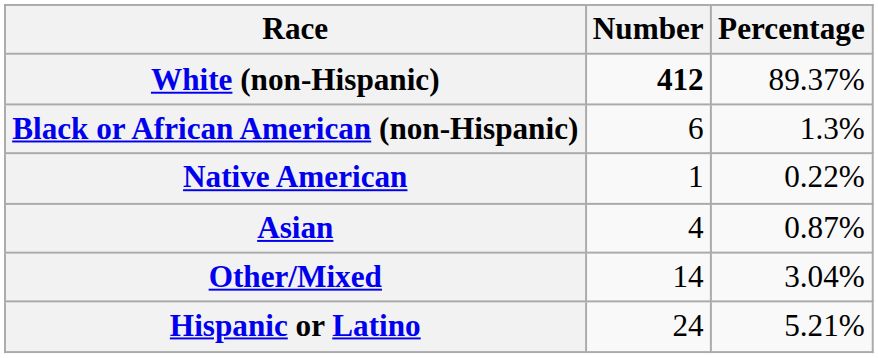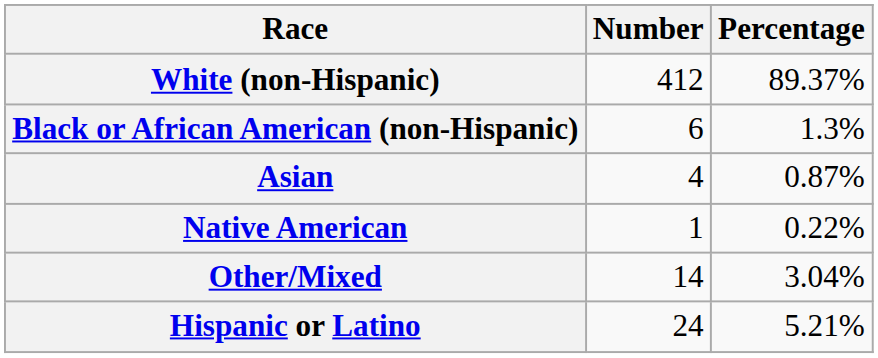(680, 78) bold -> (680, 78) normal
rows swapped: (295, 177) <-> (295, 227)
